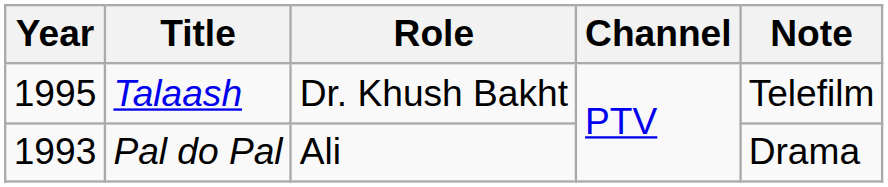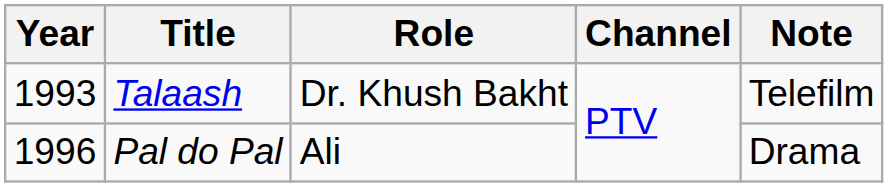(55, 92) 1995 -> (55, 92) 1993
(55, 151) 1993 -> (55, 151) 1996
